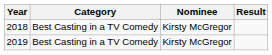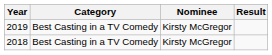rows swapped: (17, 42) <-> (17, 27)
